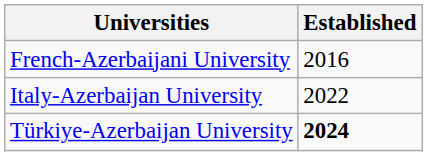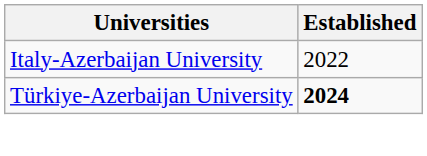- row: (150, 58)
